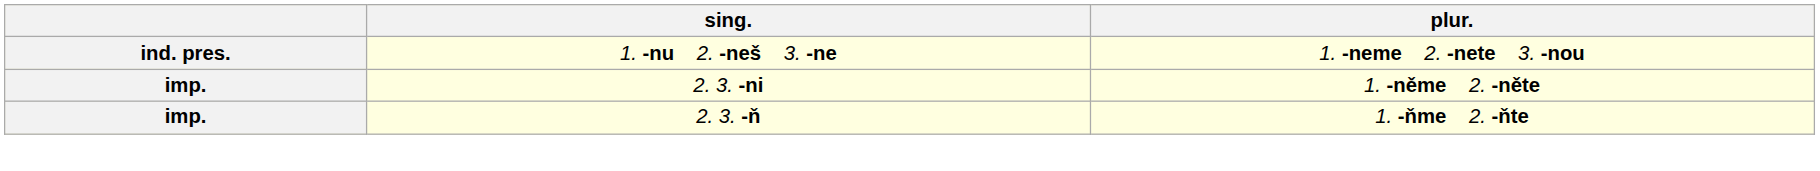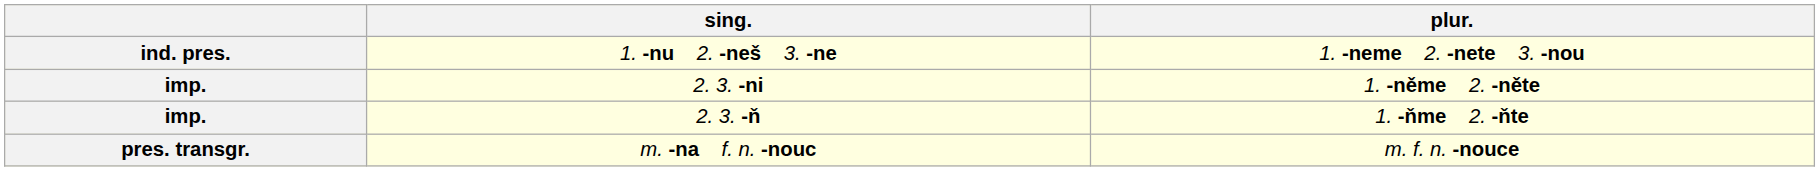+ row: (728, 149)
